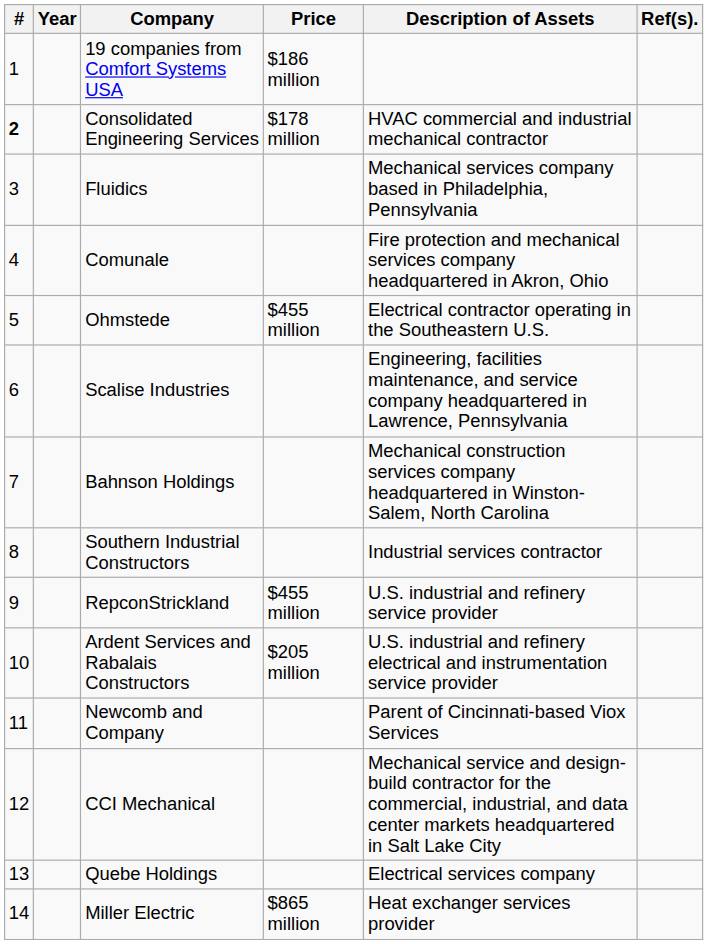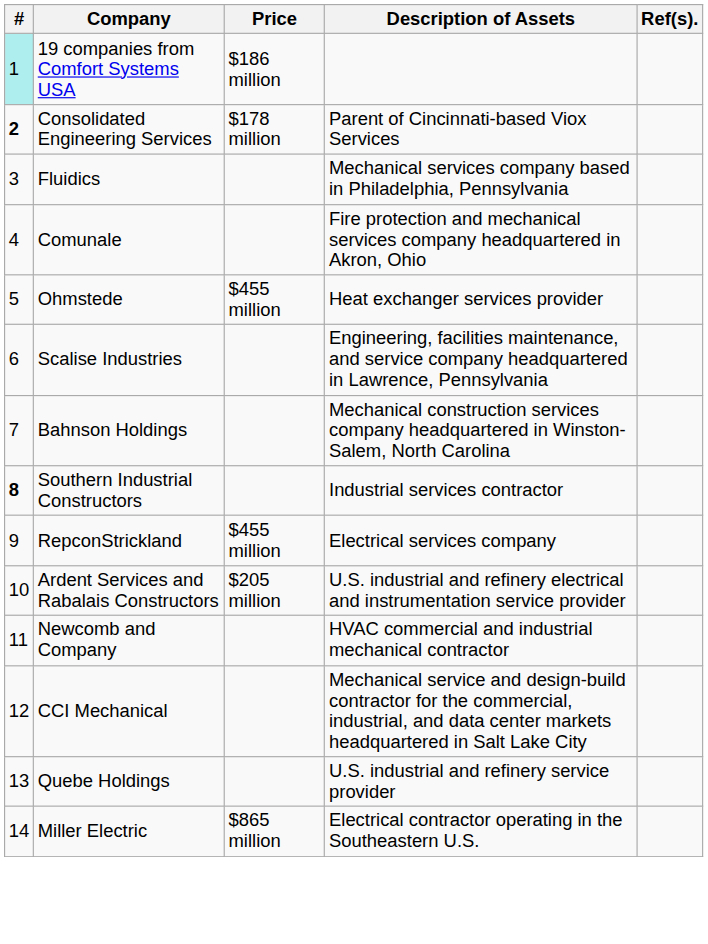- column: (57, 19)
(14, 68) no background -> (14, 68) paleturquoise background
(500, 129) HVAC commercial and industrial mechanical contractor -> (458, 129) Parent of Cincinnati-based Viox Services
(499, 320) Electrical contractor operating in the Southeastern U.S. -> (466, 299) Heat exchanger services provider
(14, 552) normal -> (14, 490) bold
(476, 602) U.S. industrial and refinery service provider -> (443, 540) Electrical services company
(497, 723) Parent of Cincinnati-based Viox Services -> (461, 640) HVAC commercial and industrial mechanical contractor
(482, 874) Electrical services company -> (469, 781) U.S. industrial and refinery service provider
(469, 914) Heat exchanger services provider -> (476, 831) Electrical contractor operating in the Southeastern U.S.
